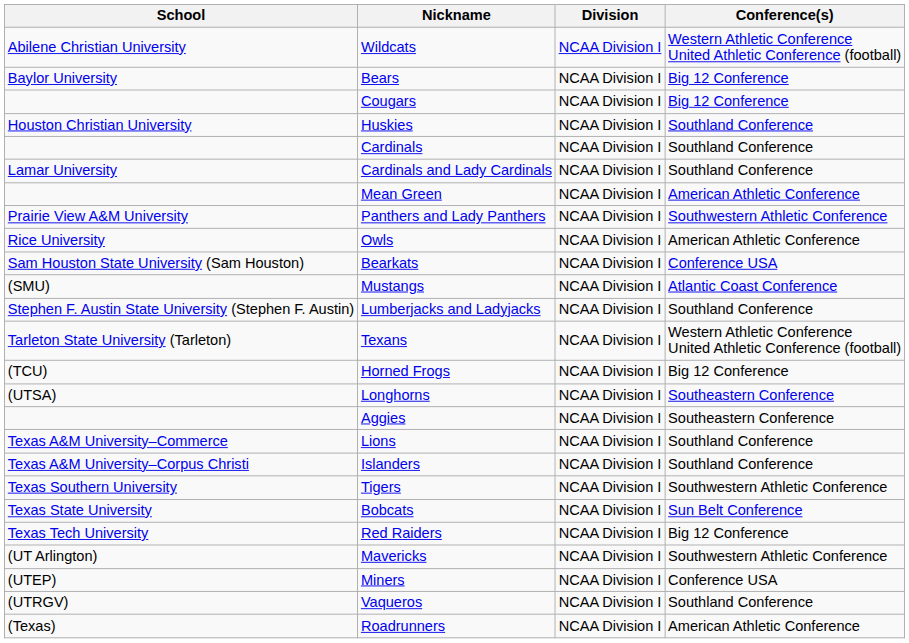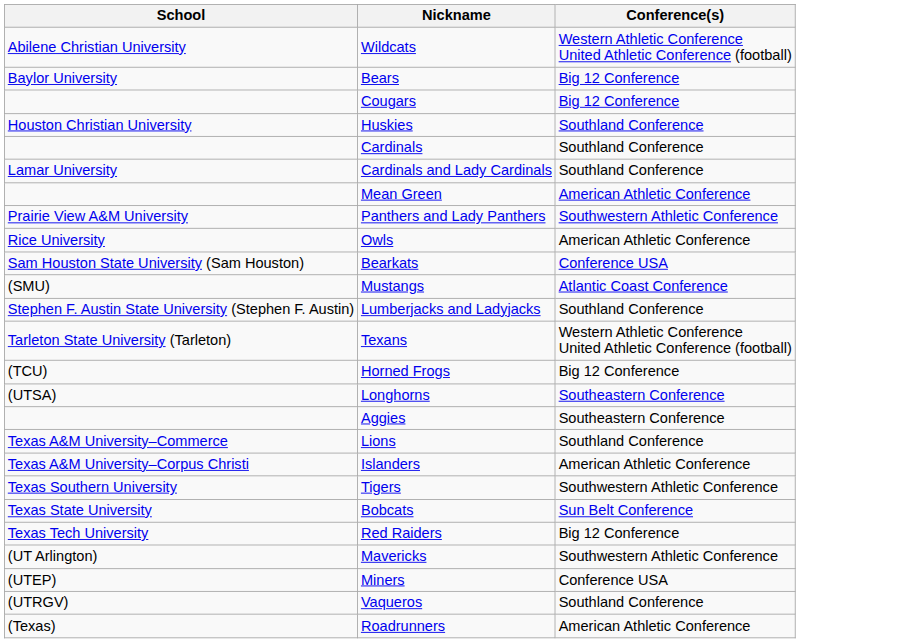- column: (610, 16)
(741, 464) Southland Conference -> (655, 464) American Athletic Conference
